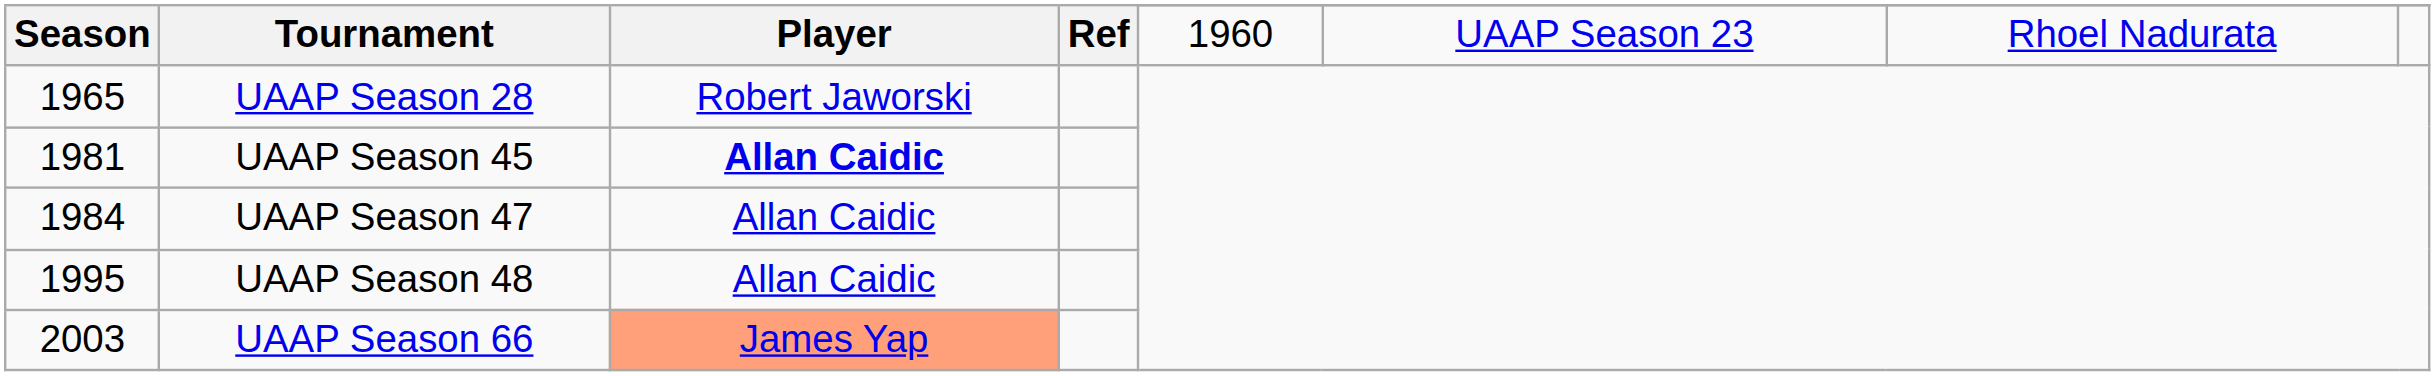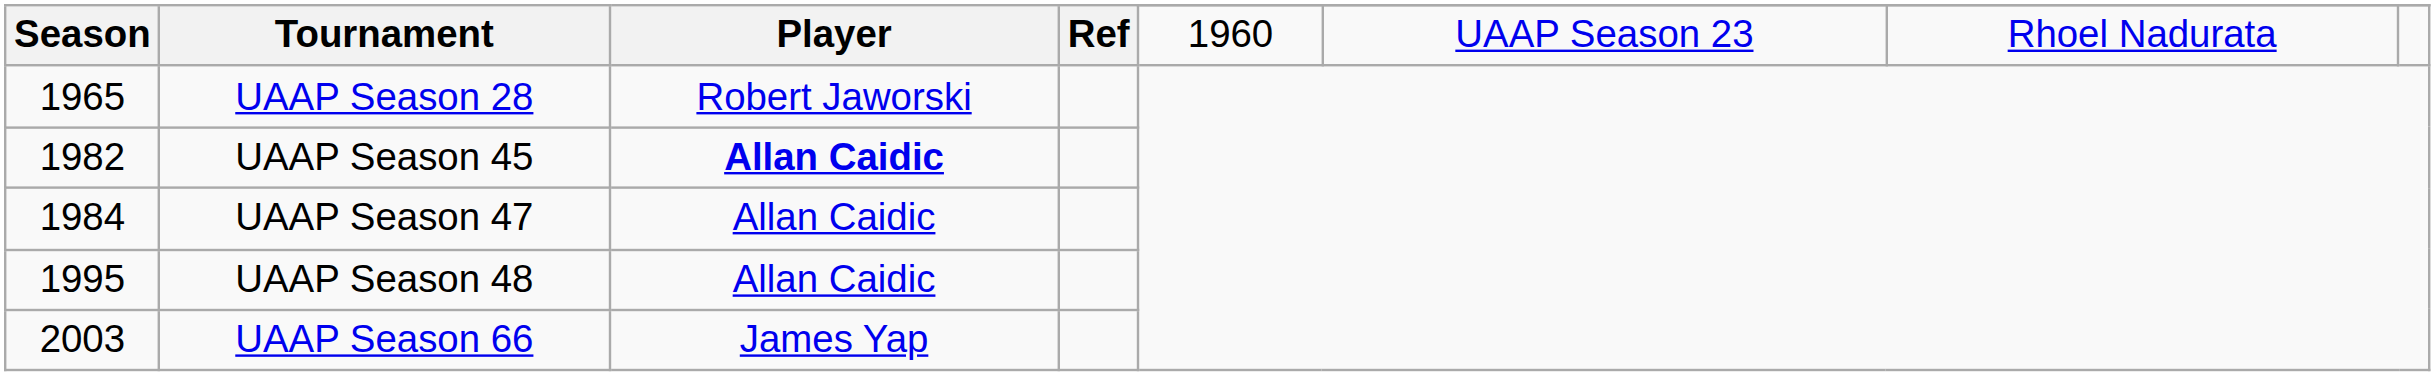(82, 156) 1981 -> (82, 156) 1982
(834, 339) lightsalmon background -> (834, 339) no background
